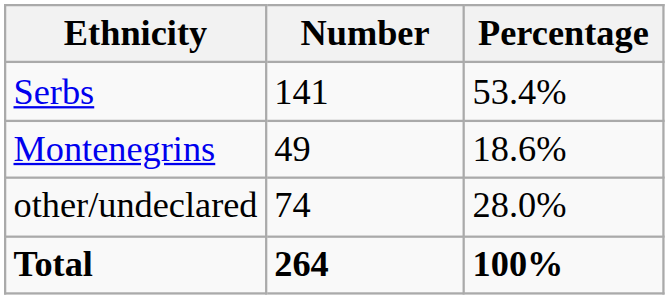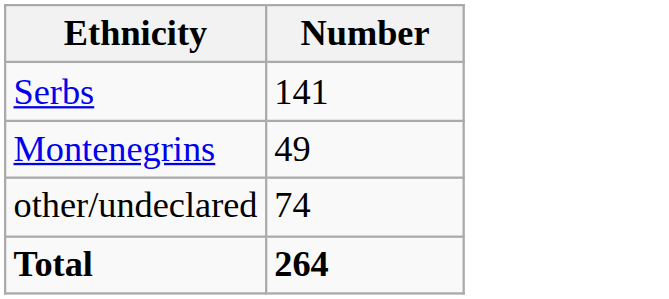- column: (563, 33)
